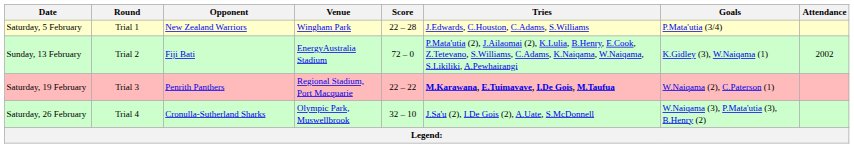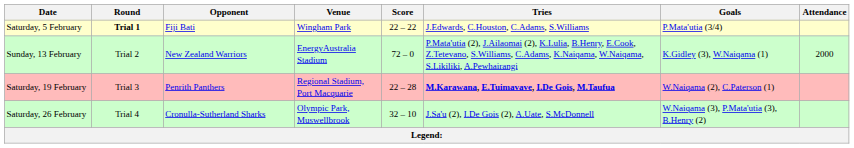(127, 27) normal -> (127, 27) bold
(206, 27) New Zealand Warriors -> (180, 27) Fiji Bati
(403, 27) 22 – 28 -> (403, 27) 22 – 22
(180, 54) Fiji Bati -> (206, 54) New Zealand Warriors
(824, 54) 2002 -> (824, 54) 2000
(403, 87) 22 – 22 -> (403, 87) 22 – 28
